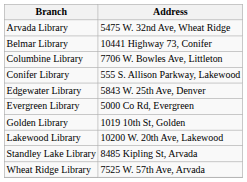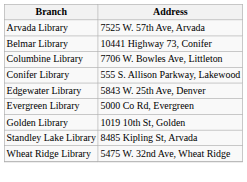(165, 28) 5475 W. 32nd Ave, Wheat Ridge -> (153, 28) 7525 W. 57th Ave, Arvada
- row: (44, 138)
(153, 169) 7525 W. 57th Ave, Arvada -> (165, 153) 5475 W. 32nd Ave, Wheat Ridge
